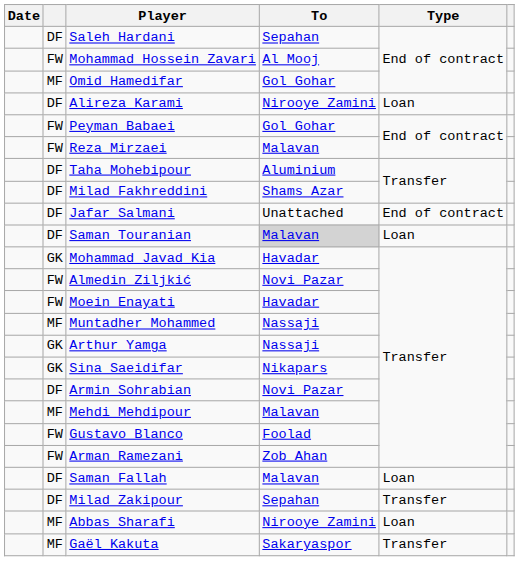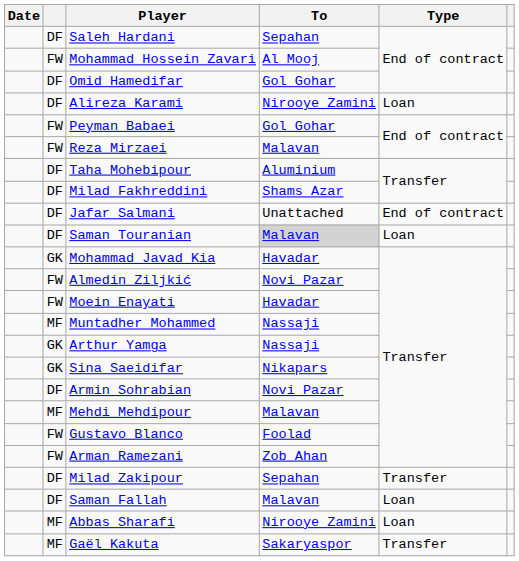(55, 82) MF -> (55, 82) DF
rows swapped: (118, 478) <-> (126, 500)
